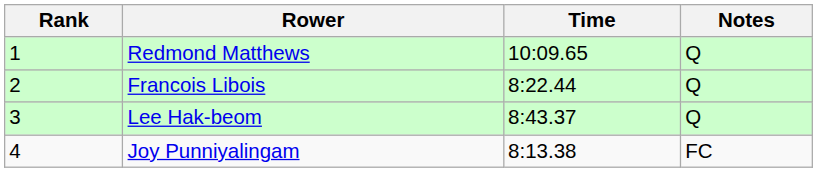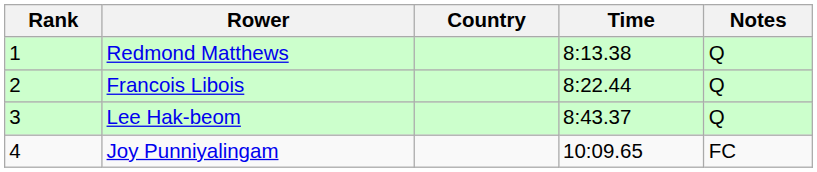+ column: (487, 20)
(548, 53) 10:09.65 -> (597, 53) 8:13.38
(542, 150) 8:13.38 -> (603, 150) 10:09.65
